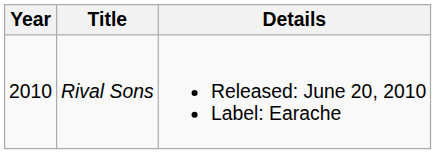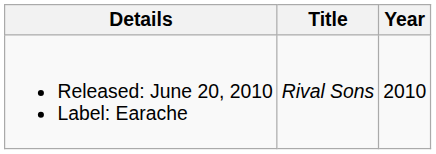columns swapped: (31, 19) <-> (294, 19)
